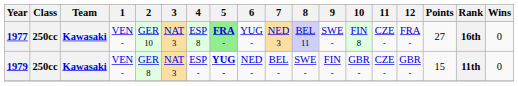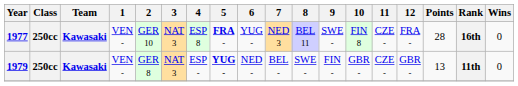(224, 36) lightgreen background -> (224, 36) no background
(440, 36) 27 -> (440, 36) 28
(440, 66) 15 -> (440, 66) 13
